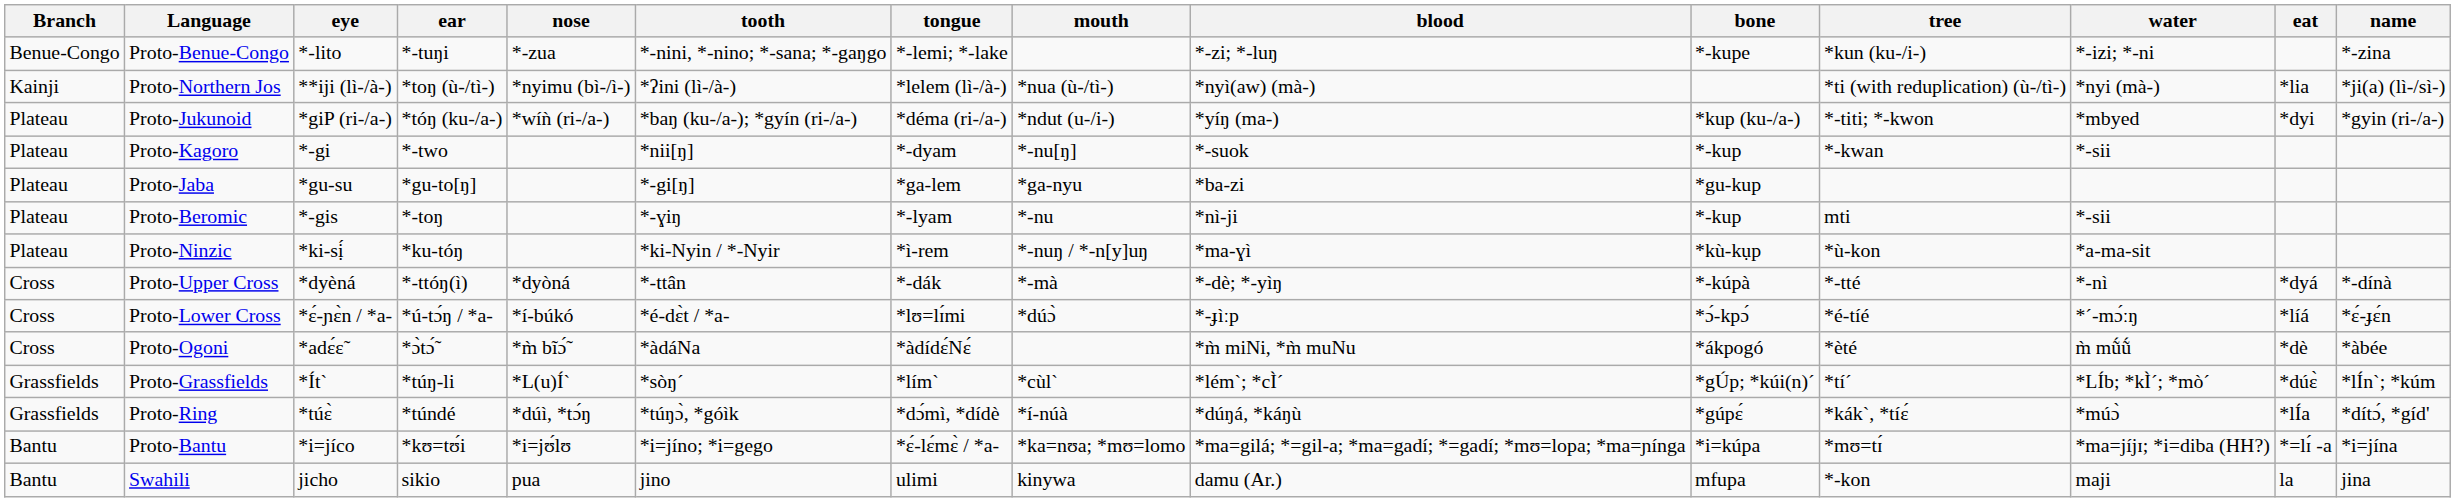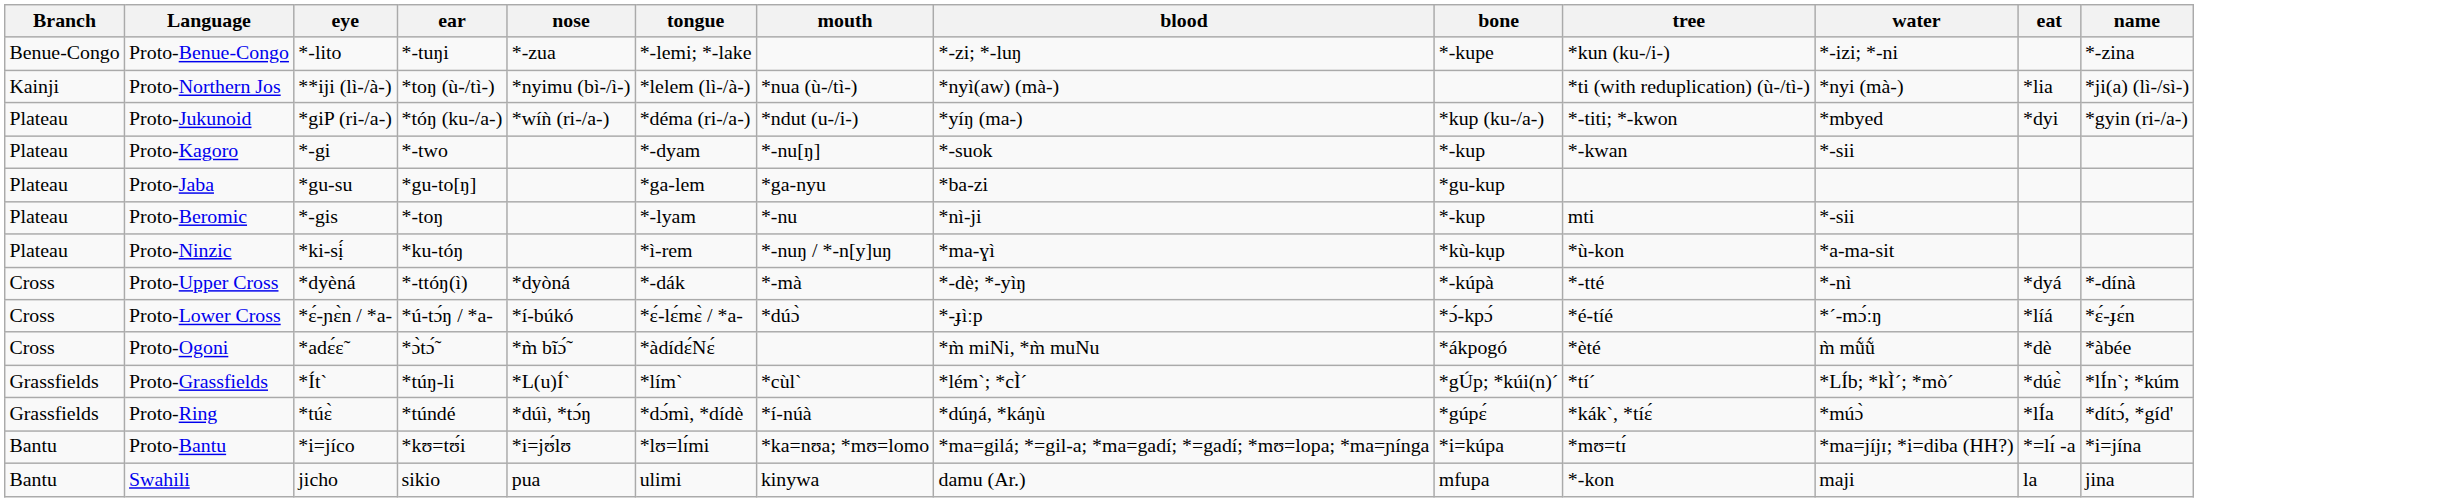- column: (763, 20)
(931, 315) *lʊ=lɪ́mi -> (691, 315) *ɛ́-lɛ́mɛ̀ / *a-
(948, 446) *ɛ́-lɛ́mɛ̀ / *a- -> (674, 446) *lʊ=lɪ́mi
